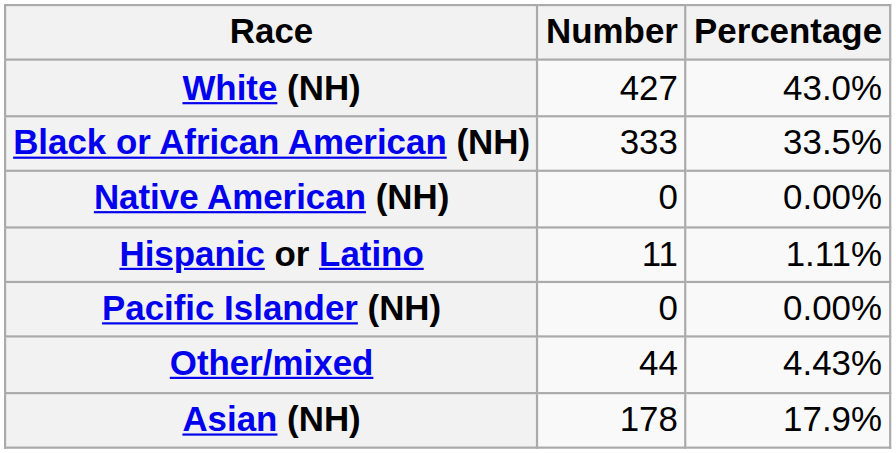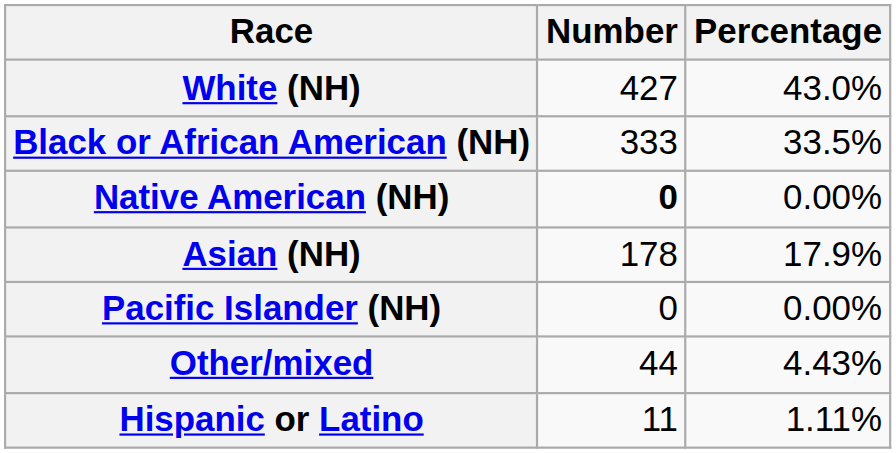(668, 198) normal -> (668, 198) bold
rows swapped: (272, 419) <-> (272, 253)
